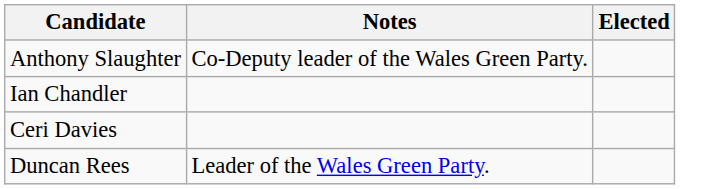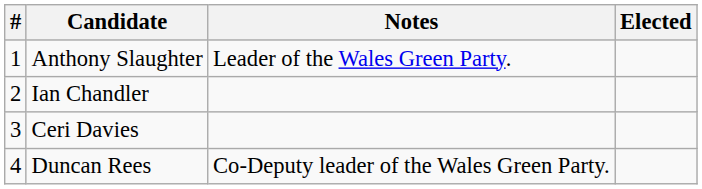+ column: (16, 22)
(390, 58) Co-Deputy leader of the Wales Green Party. -> (362, 58) Leader of the Wales Green Party.
(340, 165) Leader of the Wales Green Party. -> (411, 165) Co-Deputy leader of the Wales Green Party.
